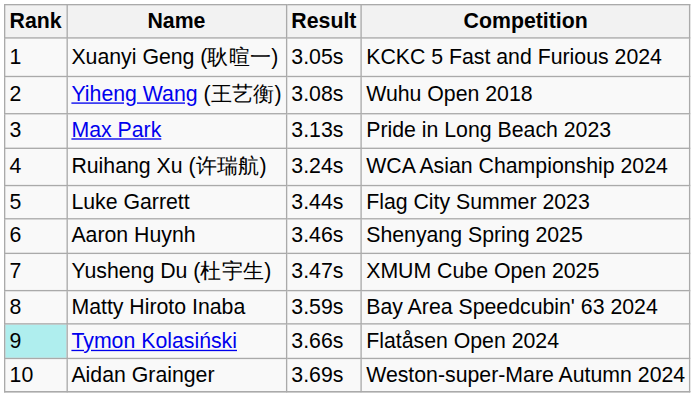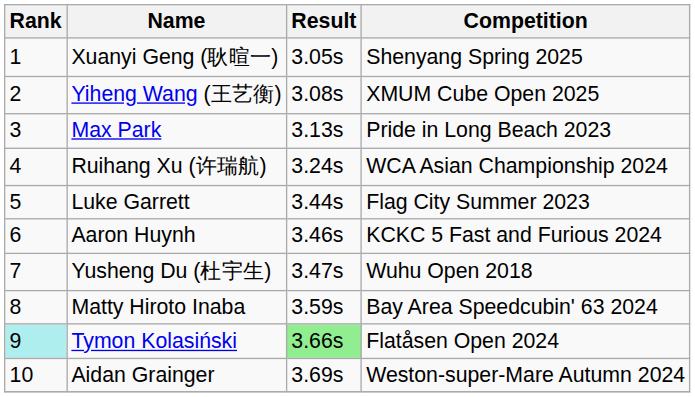(514, 57) KCKC 5 Fast and Furious 2024 -> (474, 57) Shenyang Spring 2025
(449, 94) Wuhu Open 2018 -> (483, 94) XMUM Cube Open 2025
(474, 235) Shenyang Spring 2025 -> (514, 235) KCKC 5 Fast and Furious 2024
(483, 271) XMUM Cube Open 2025 -> (449, 271) Wuhu Open 2018
(317, 341) no background -> (317, 341) lightgreen background
